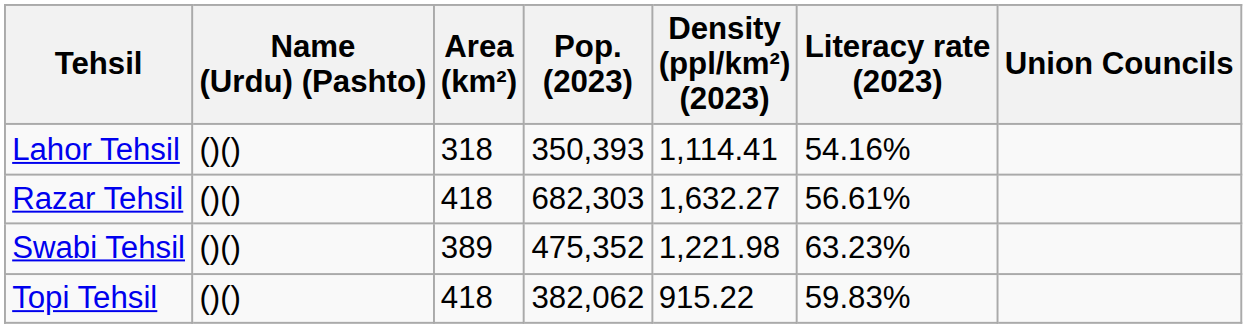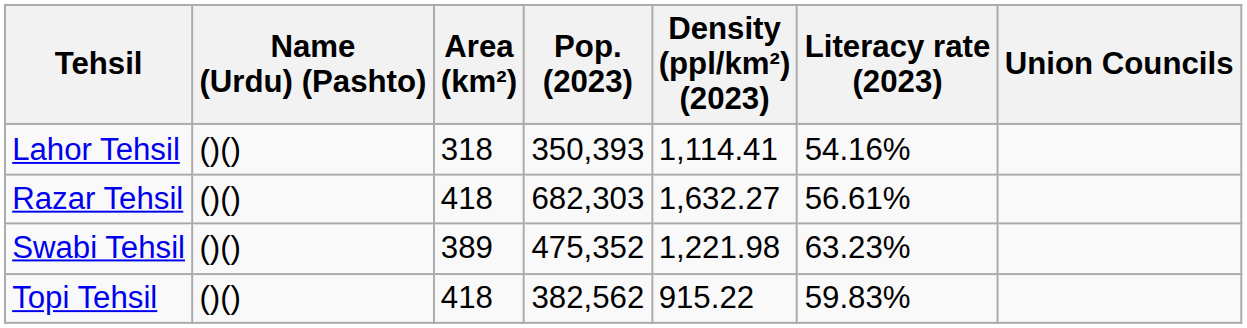(588, 297) 382,062 -> (588, 297) 382,562
